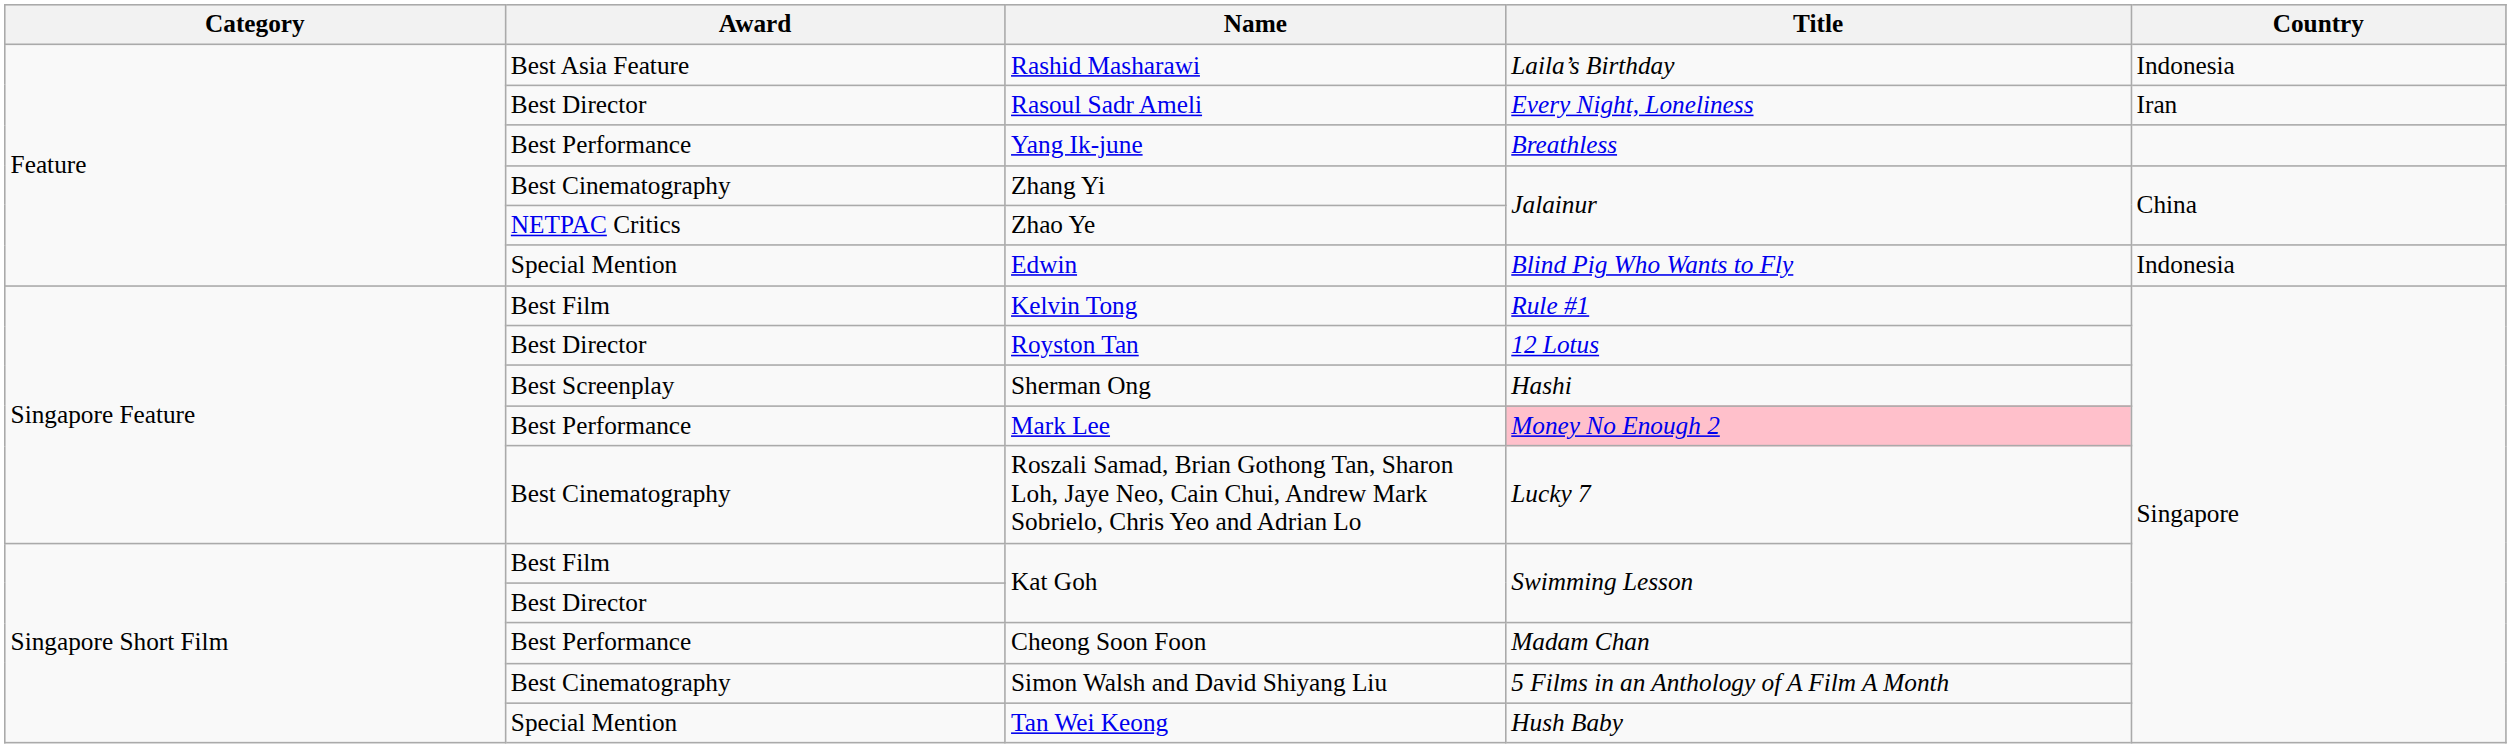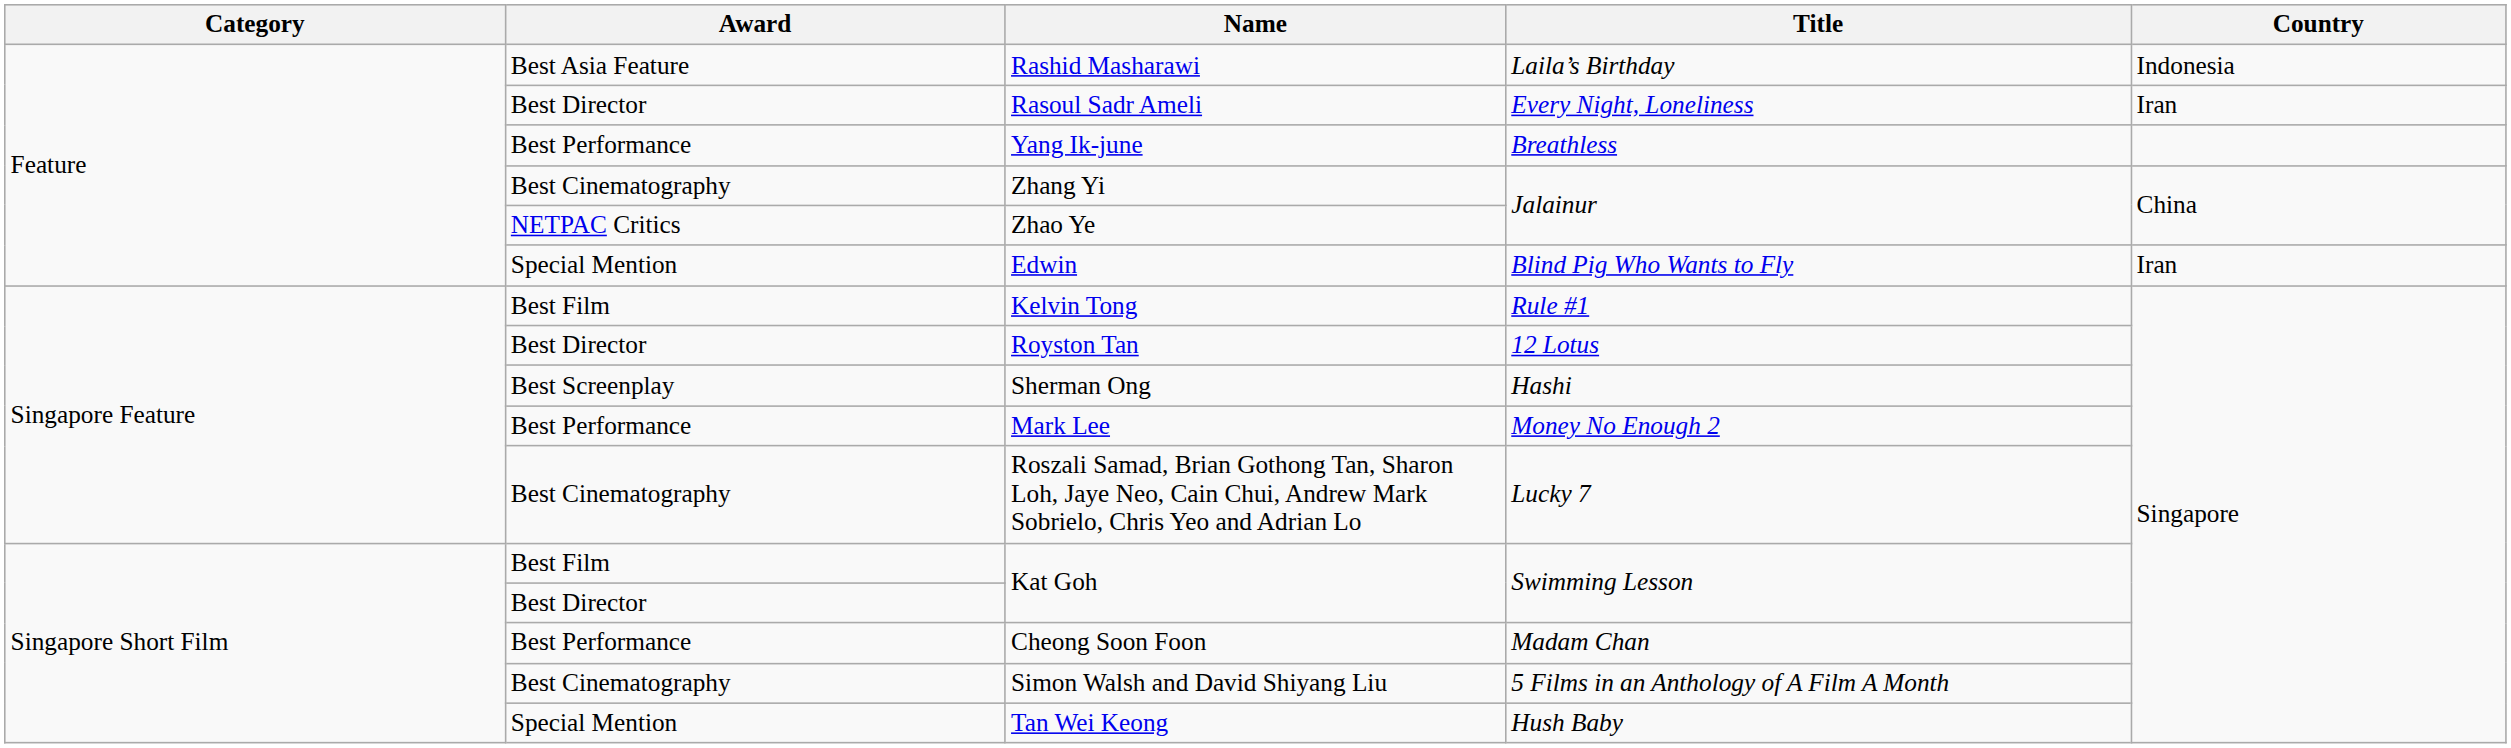(2186, 265) Indonesia -> (2157, 265) Iran
(1616, 425) pink background -> (1616, 425) no background
